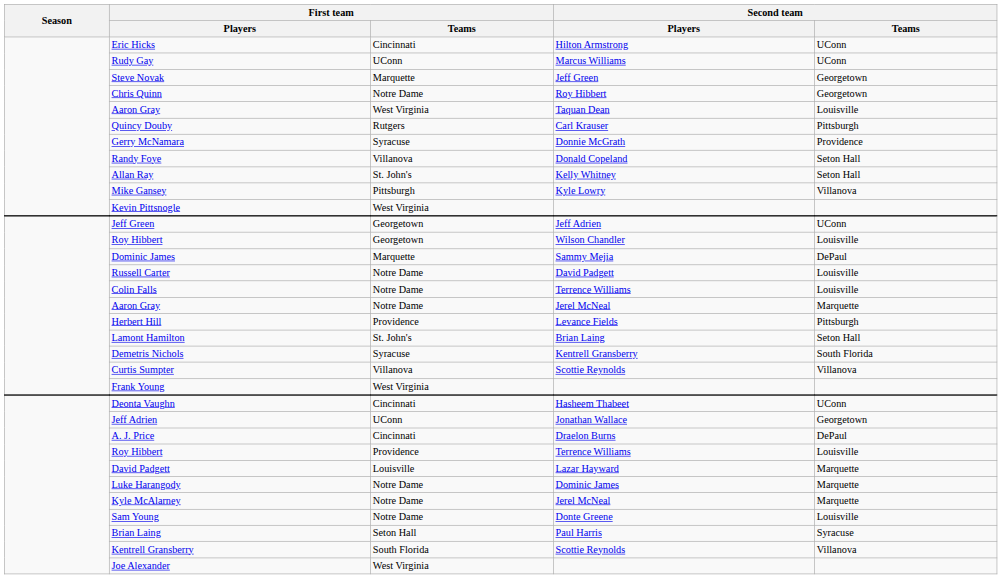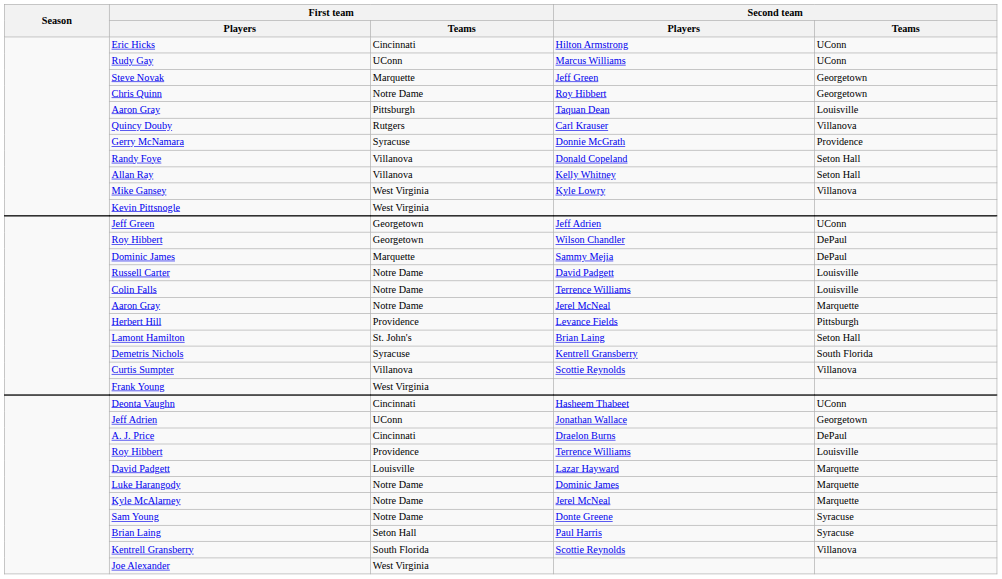(401, 110) West Virginia -> (394, 110) Pittsburgh
(838, 126) Pittsburgh -> (837, 126) Villanova
(392, 175) St. John's -> (393, 175) Villanova
(394, 191) Pittsburgh -> (401, 191) West Virginia
(838, 240) Louisville -> (832, 240) DePaul
(838, 517) Louisville -> (835, 517) Syracuse
